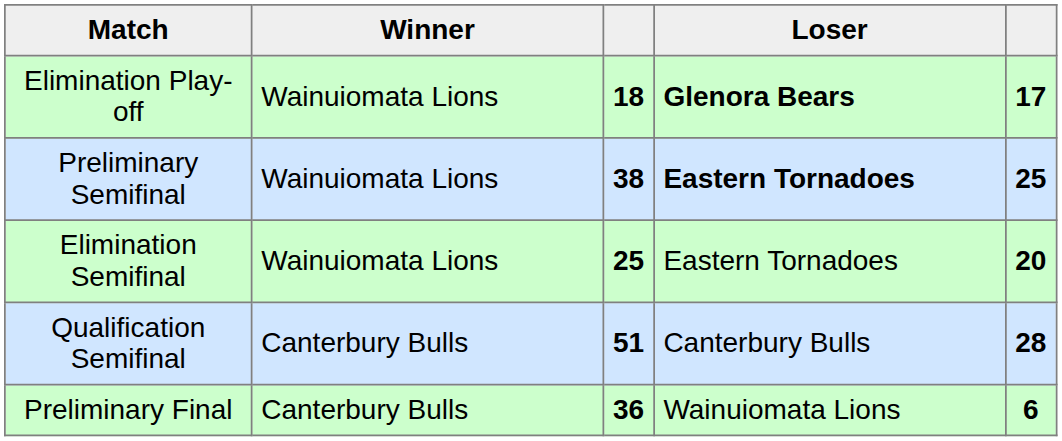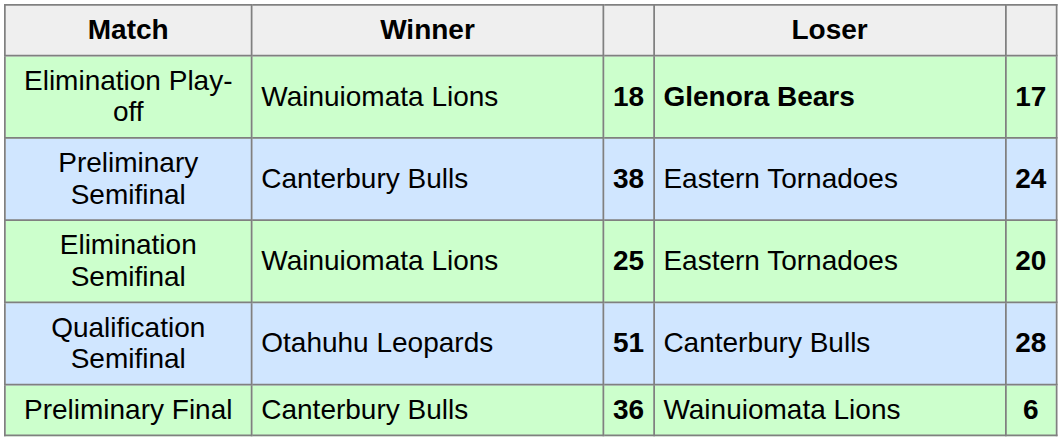(380, 178) Wainuiomata Lions -> (365, 178) Canterbury Bulls
(789, 178) bold -> (781, 178) normal
(1031, 178) 25 -> (1031, 178) 24
(365, 343) Canterbury Bulls -> (377, 343) Otahuhu Leopards
